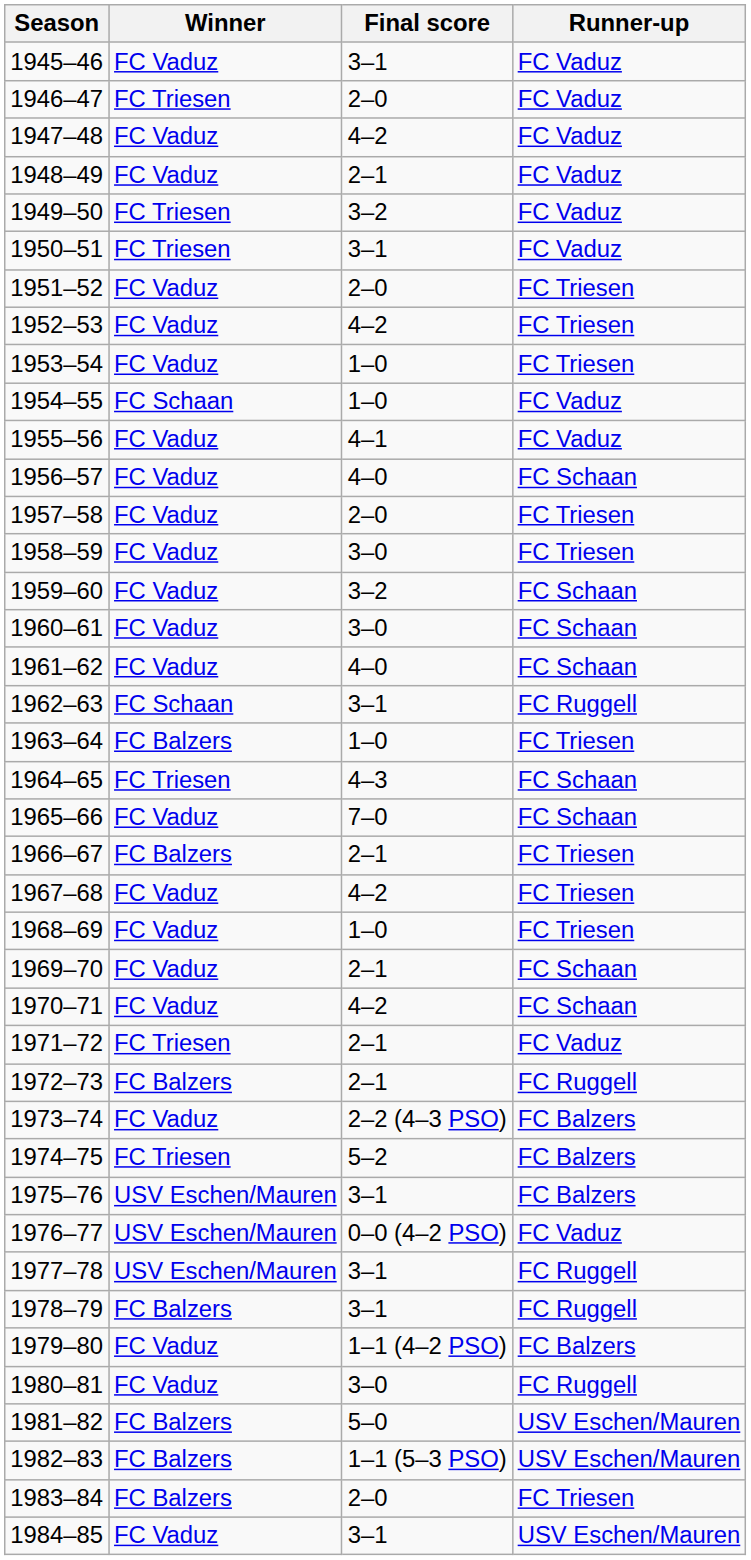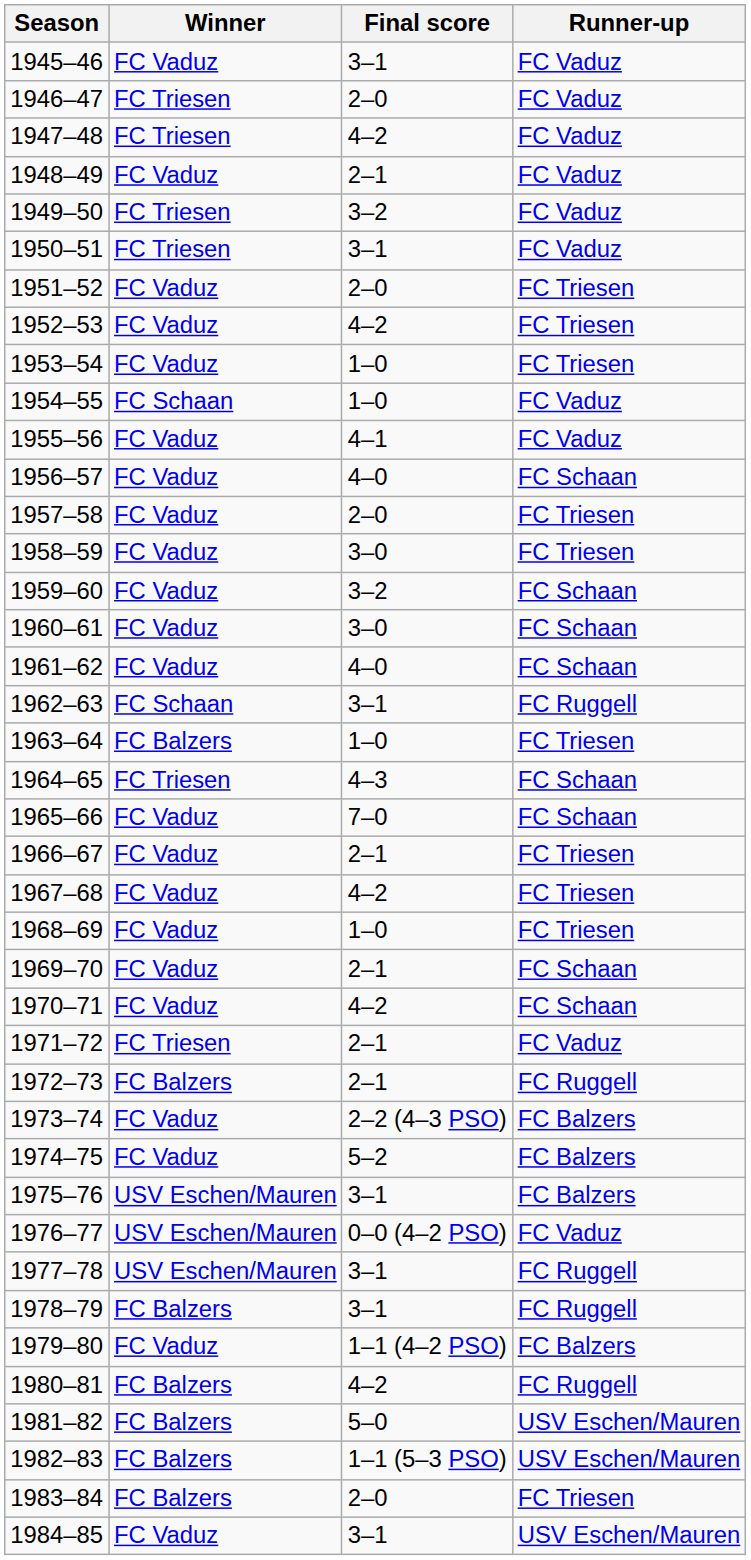(166, 136) FC Vaduz -> (172, 136) FC Triesen
(173, 855) FC Balzers -> (166, 855) FC Vaduz
(172, 1157) FC Triesen -> (166, 1157) FC Vaduz
(166, 1384) FC Vaduz -> (173, 1384) FC Balzers
(368, 1384) 3–0 -> (368, 1384) 4–2
